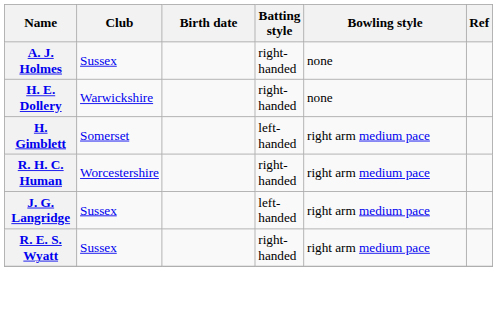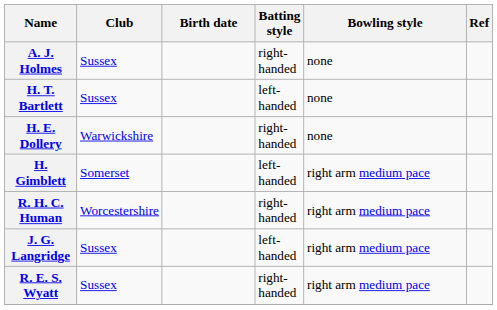+ row: (41, 98)
